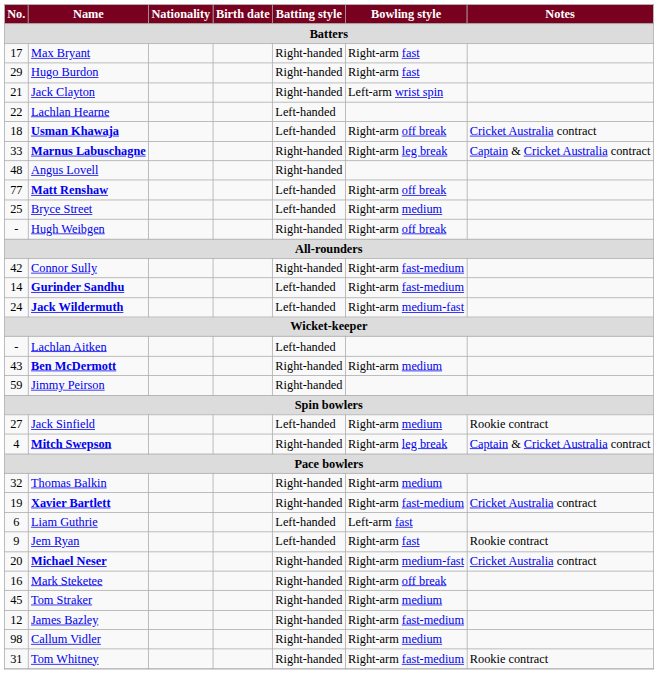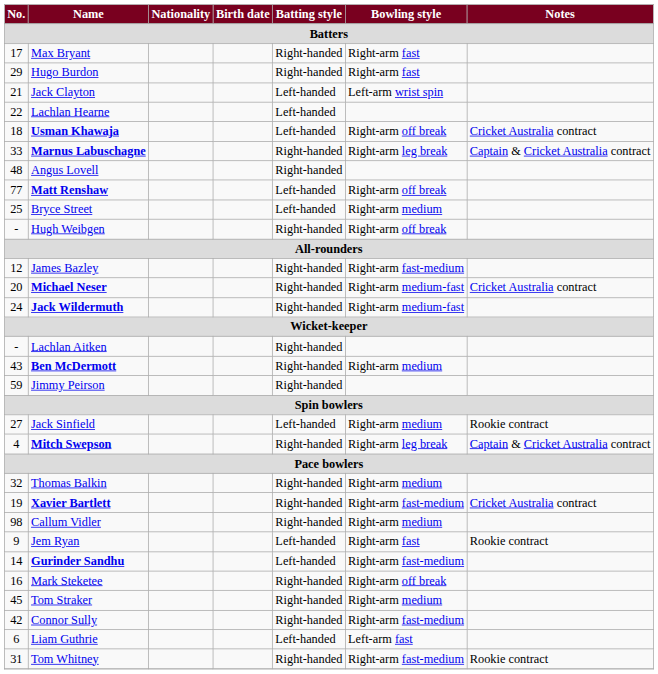(309, 92) Right-handed -> (305, 92) Left-handed
rows swapped: (65, 619) <-> (64, 268)
rows swapped: (69, 561) <-> (78, 287)
(305, 307) Left-handed -> (309, 307) Right-handed
(305, 346) Left-handed -> (309, 346) Right-handed
rows swapped: (64, 522) <-> (66, 639)
